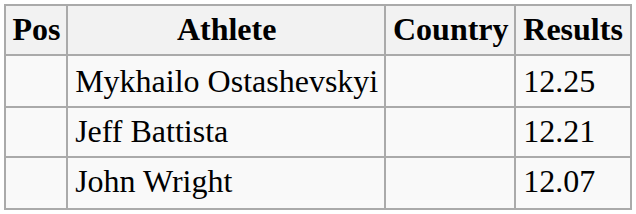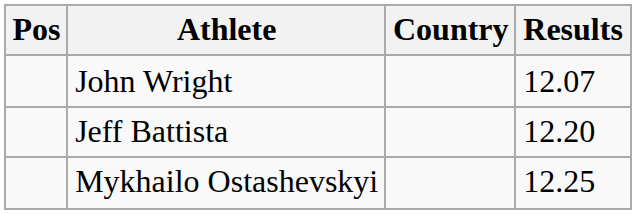rows swapped: (154, 182) <-> (227, 80)
(559, 131) 12.21 -> (559, 131) 12.20
